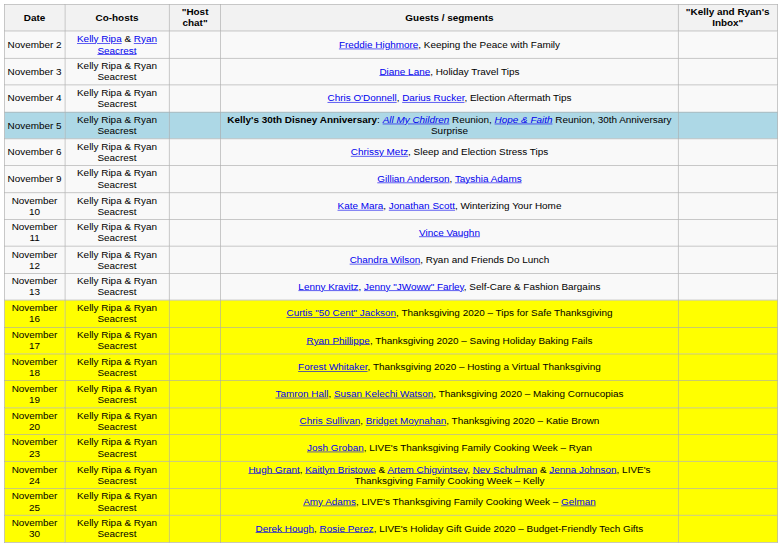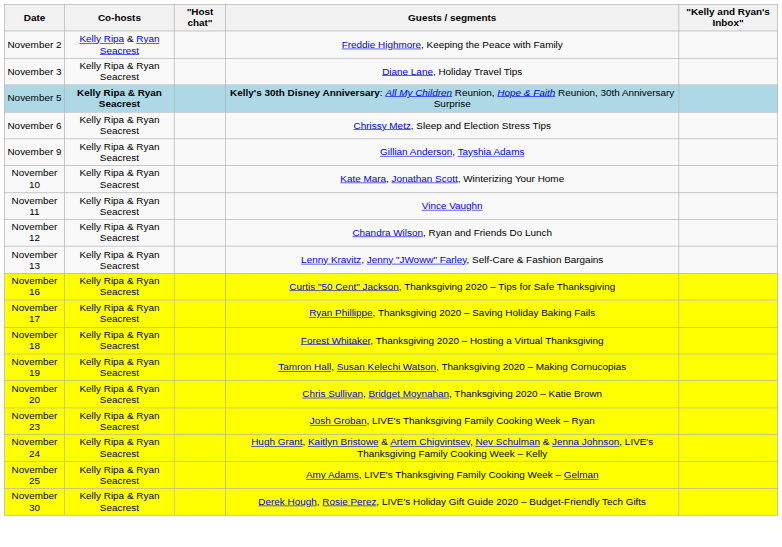- row: (35, 98)
(117, 125) normal -> (119, 98) bold
